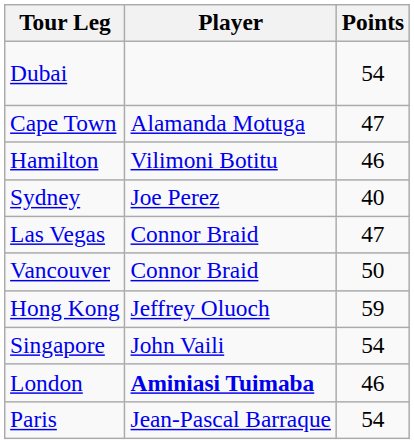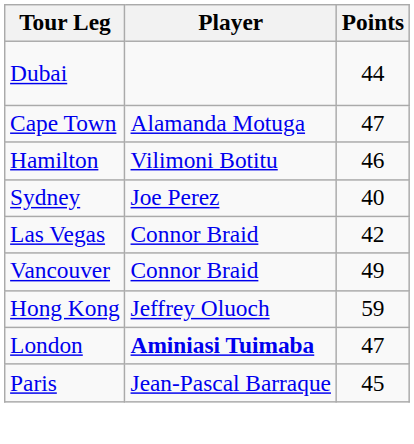(373, 73) 54 -> (373, 73) 44
(373, 234) 47 -> (373, 234) 42
(373, 271) 50 -> (373, 271) 49
- row: (57, 345)
(373, 382) 46 -> (373, 345) 47
(373, 419) 54 -> (373, 382) 45
